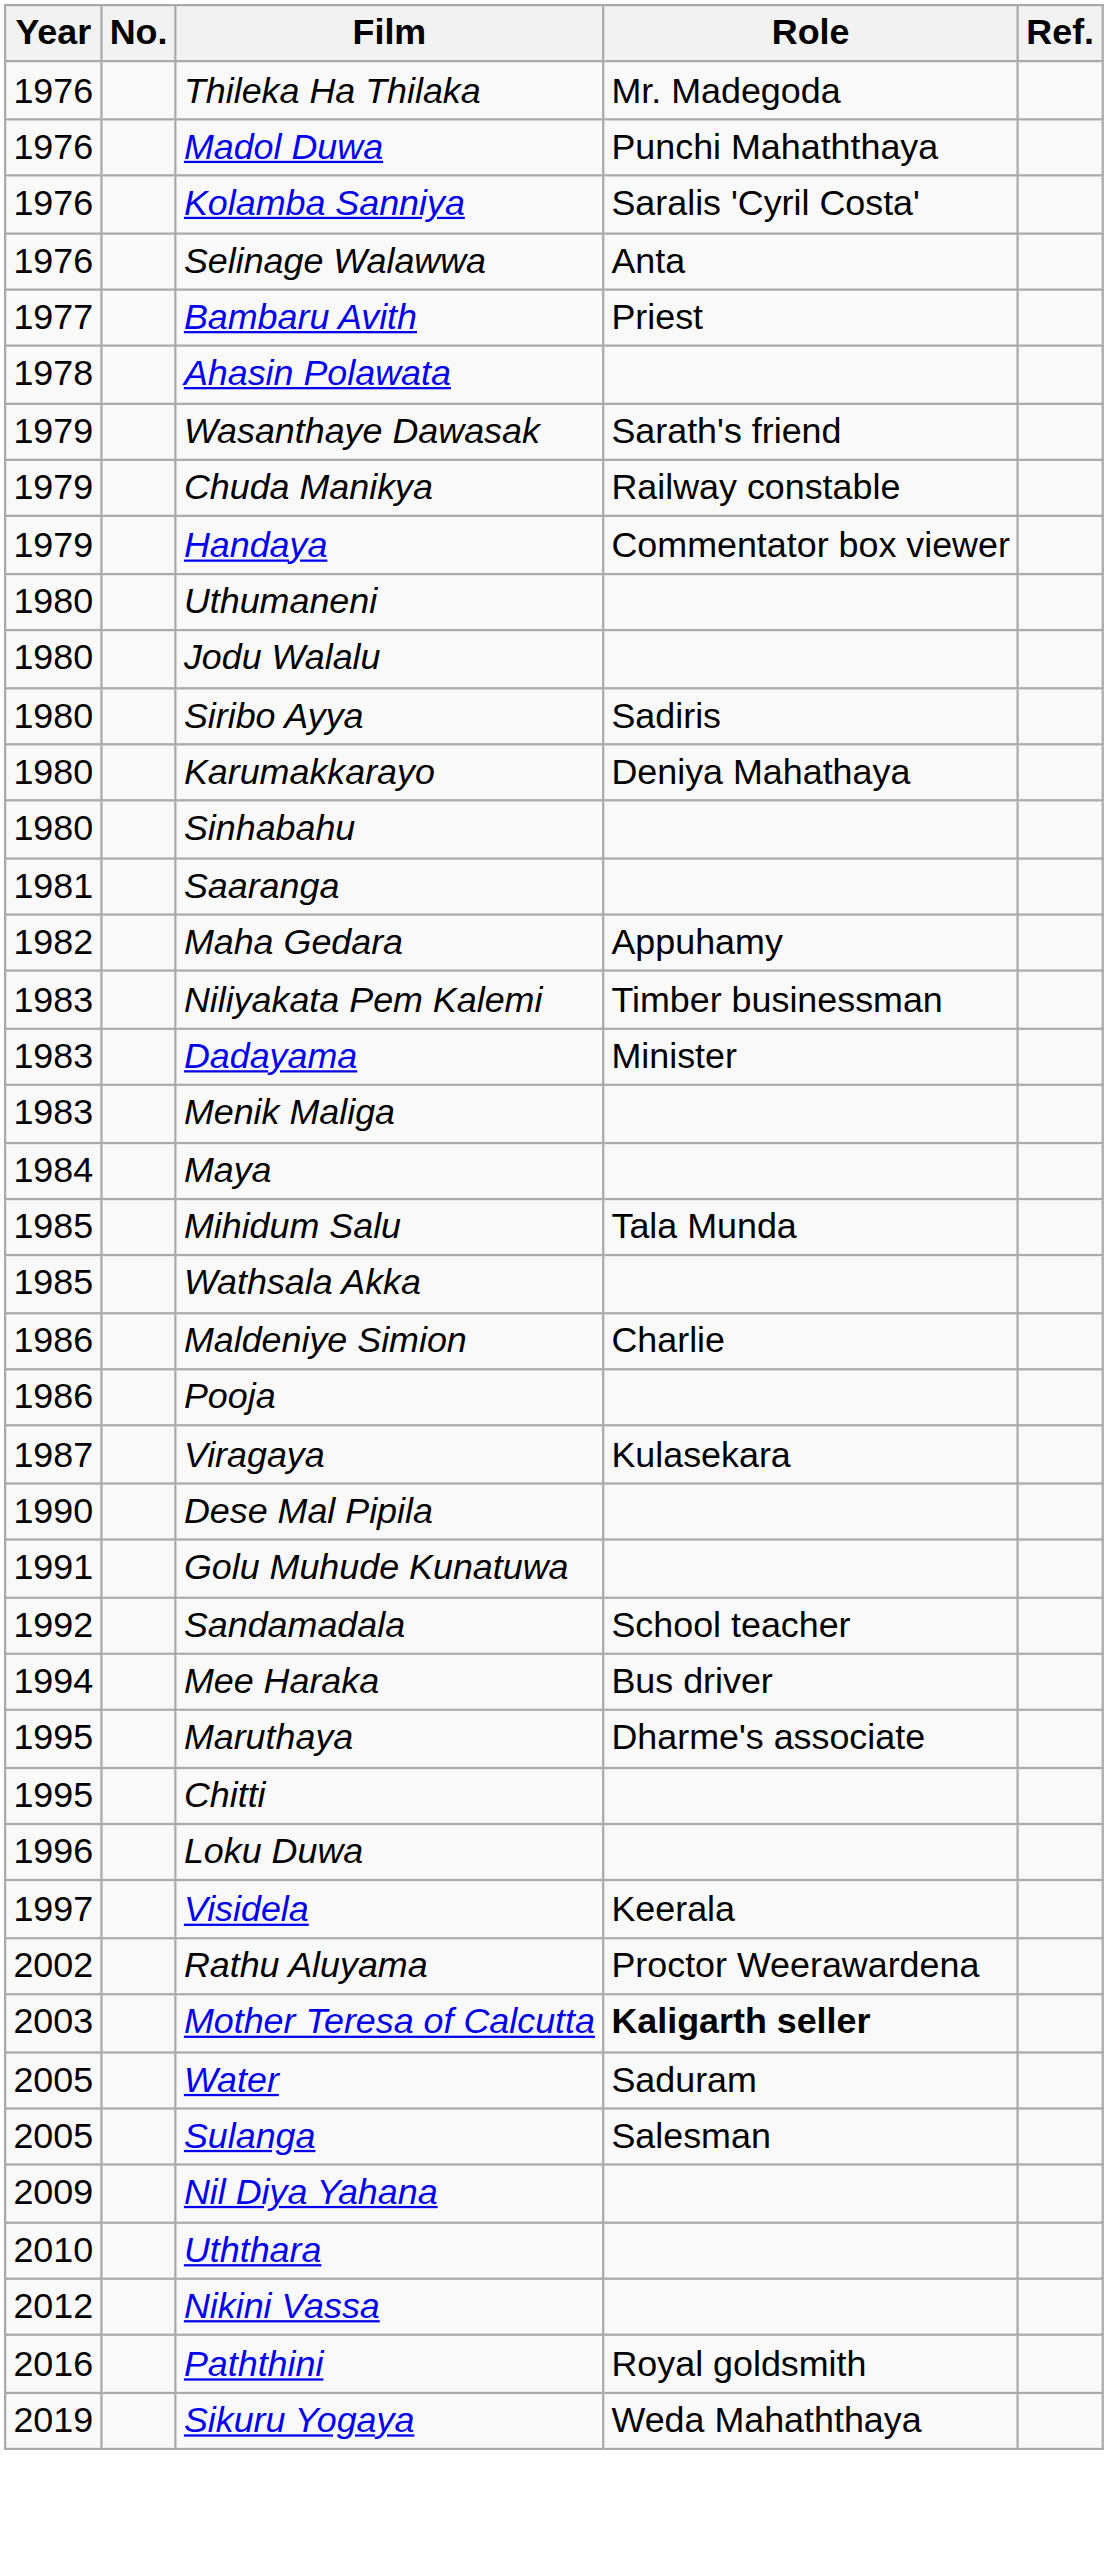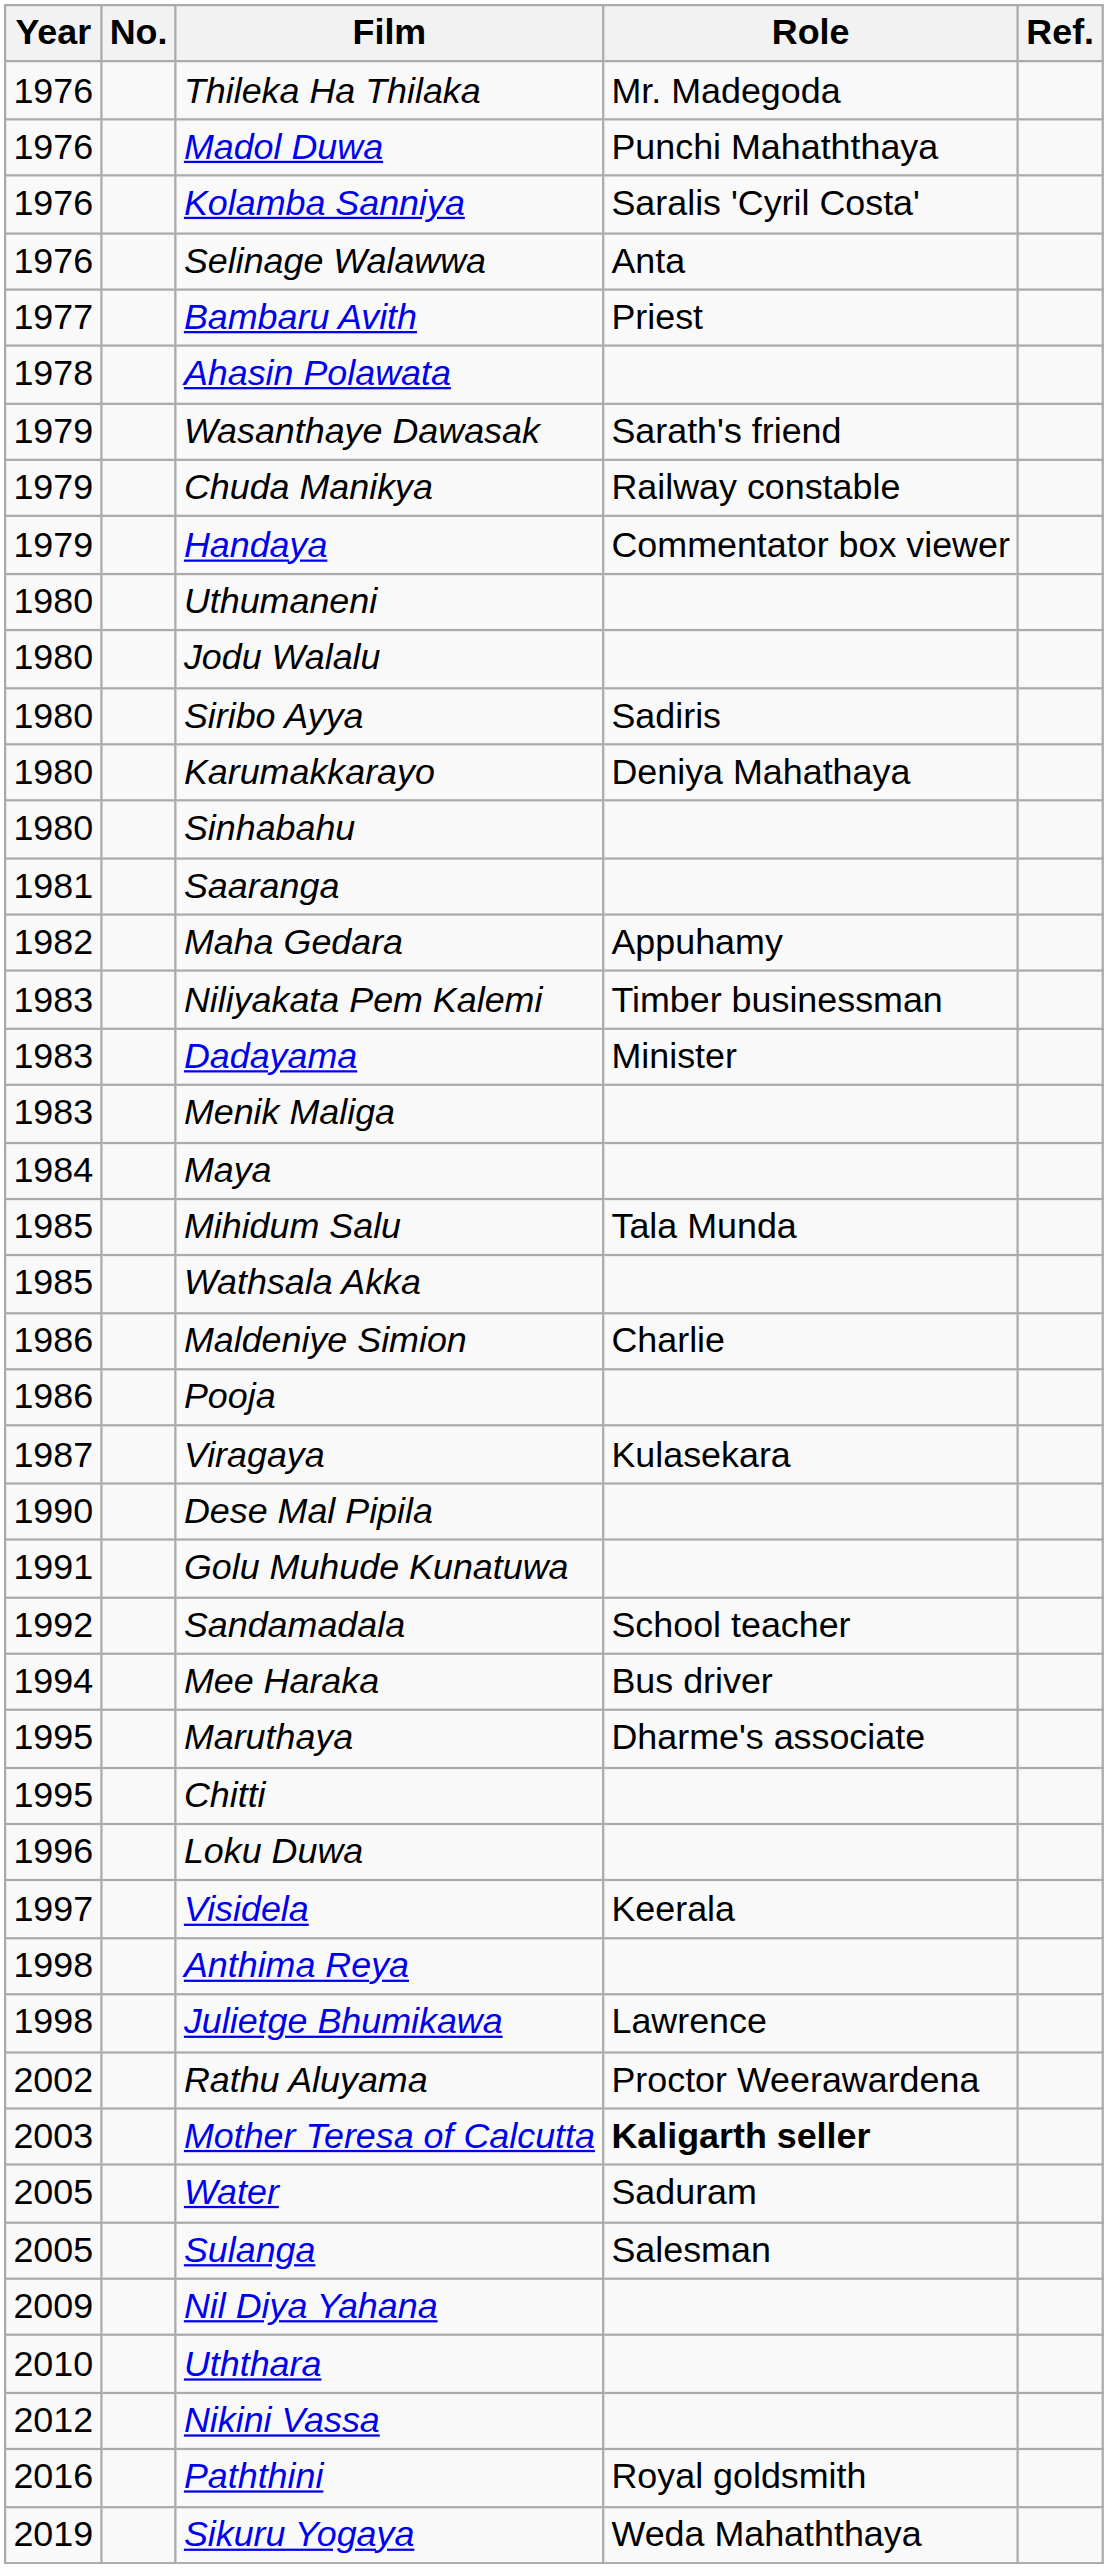+ row: (296, 1965)
+ row: (343, 2022)
